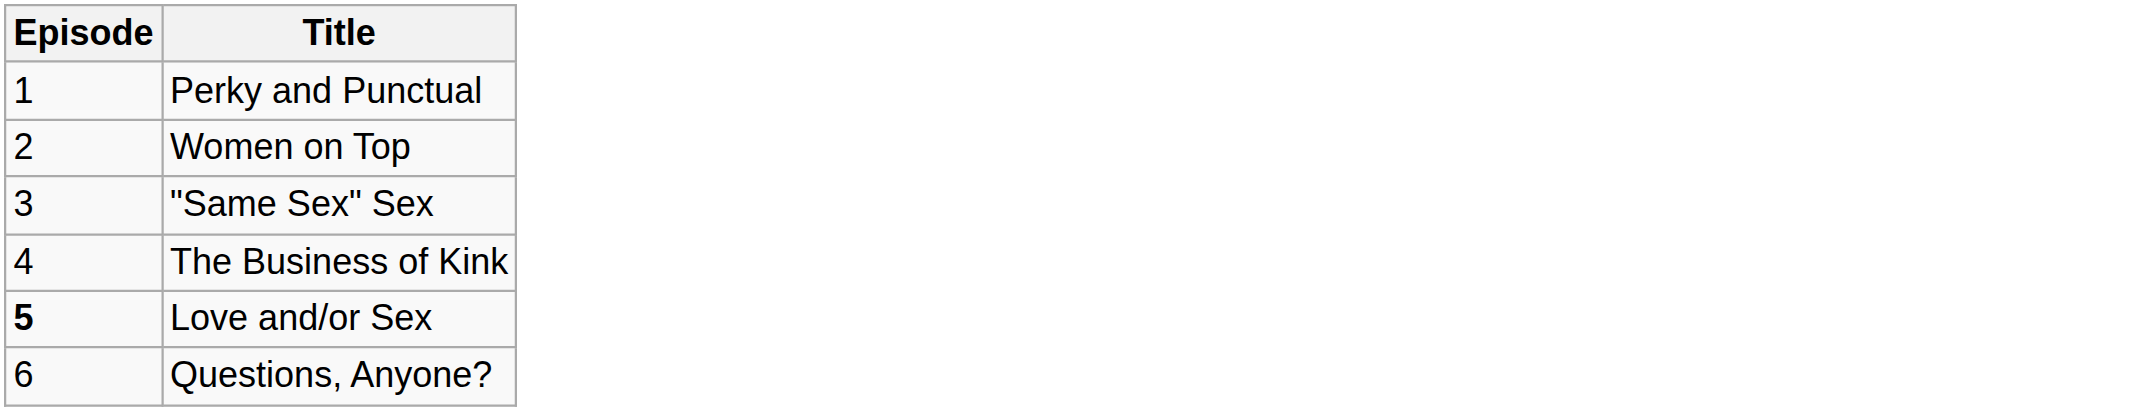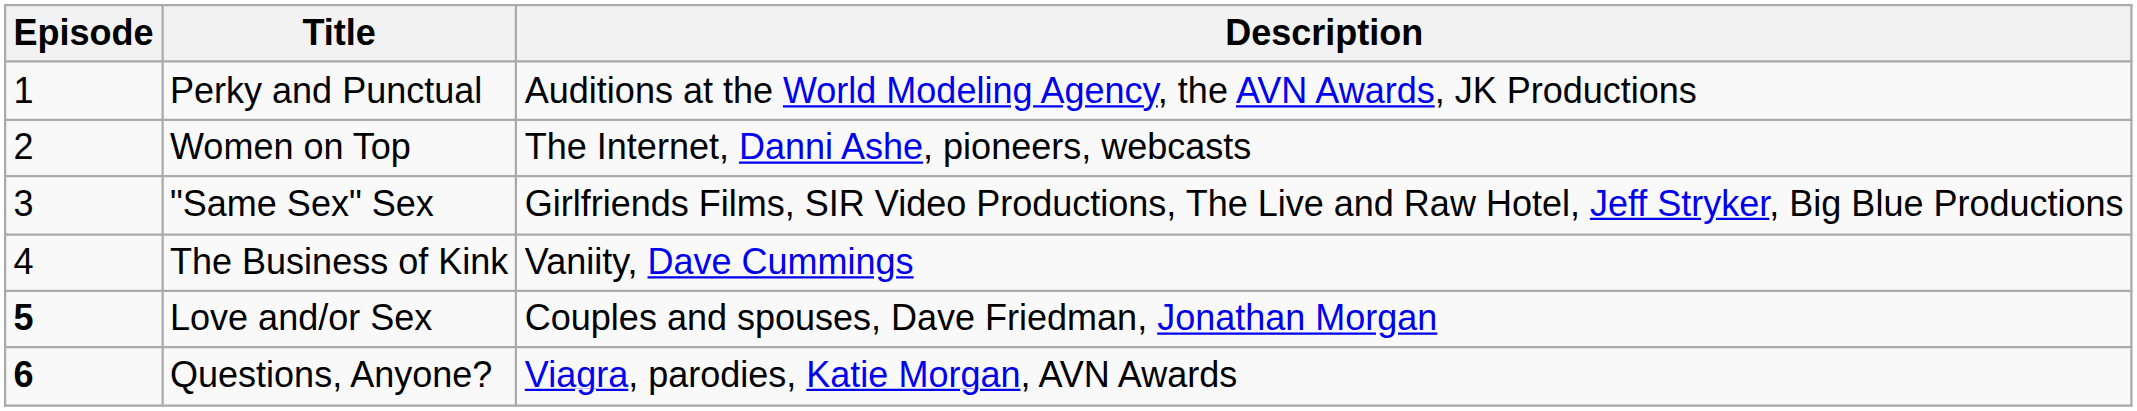+ column: (1324, 33)
(23, 375) normal -> (23, 375) bold
